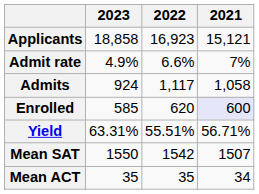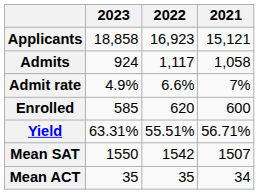rows swapped: (45, 85) <-> (45, 62)
(238, 108) lavender background -> (238, 108) no background
